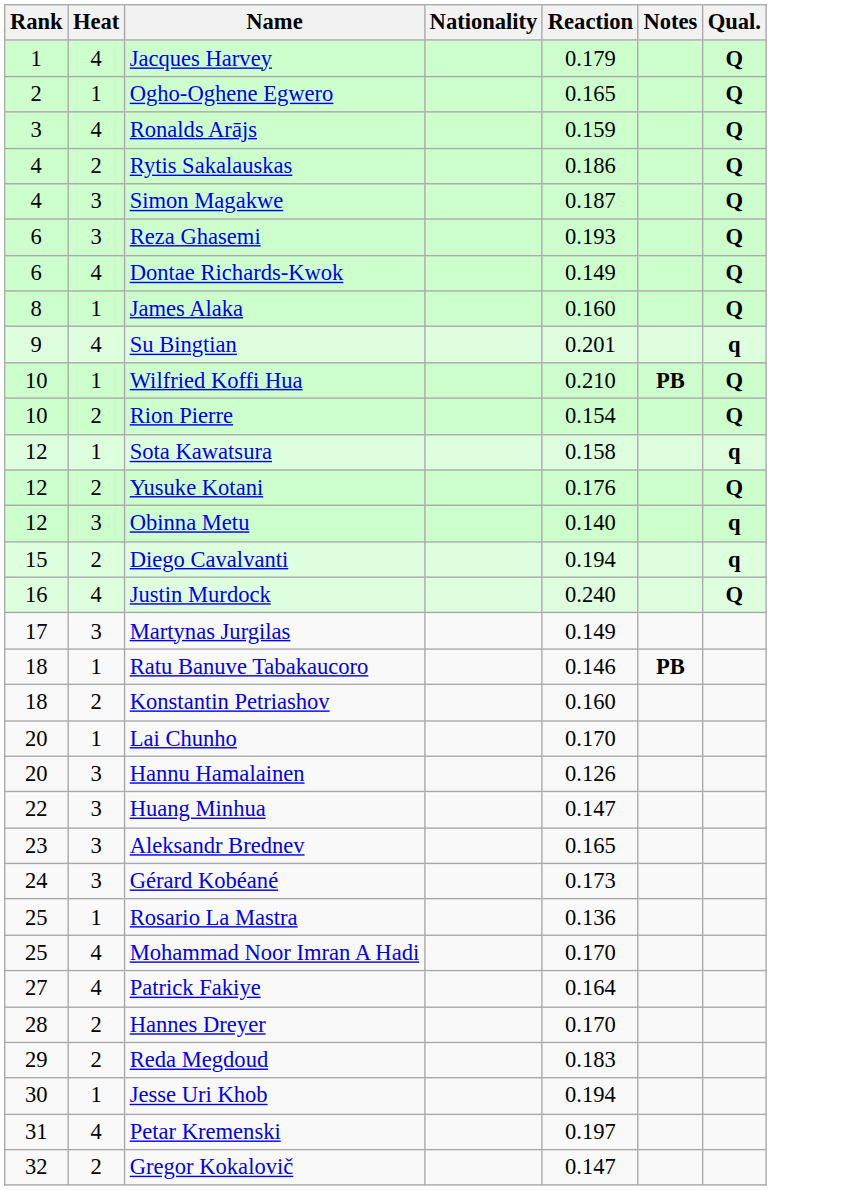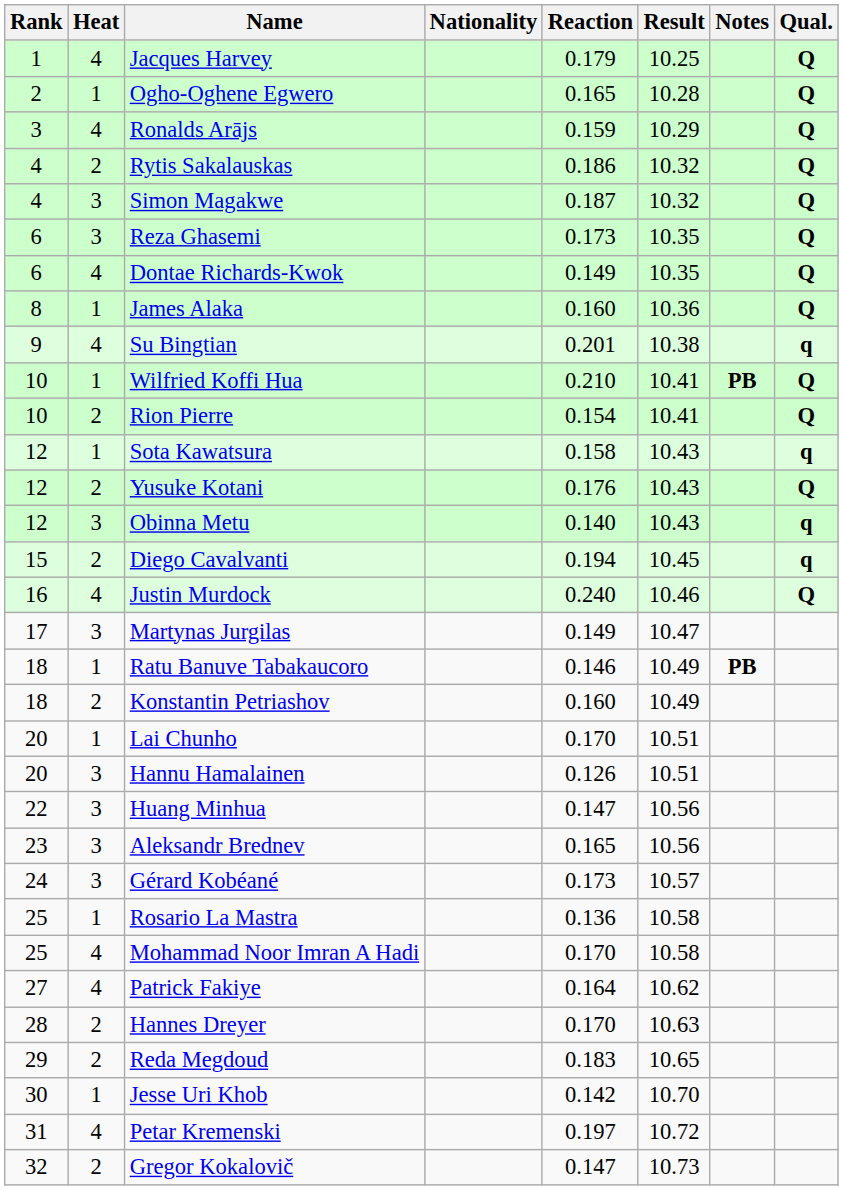+ column: (674, 22)
(590, 237) 0.193 -> (590, 237) 0.173
(590, 1095) 0.194 -> (590, 1095) 0.142
